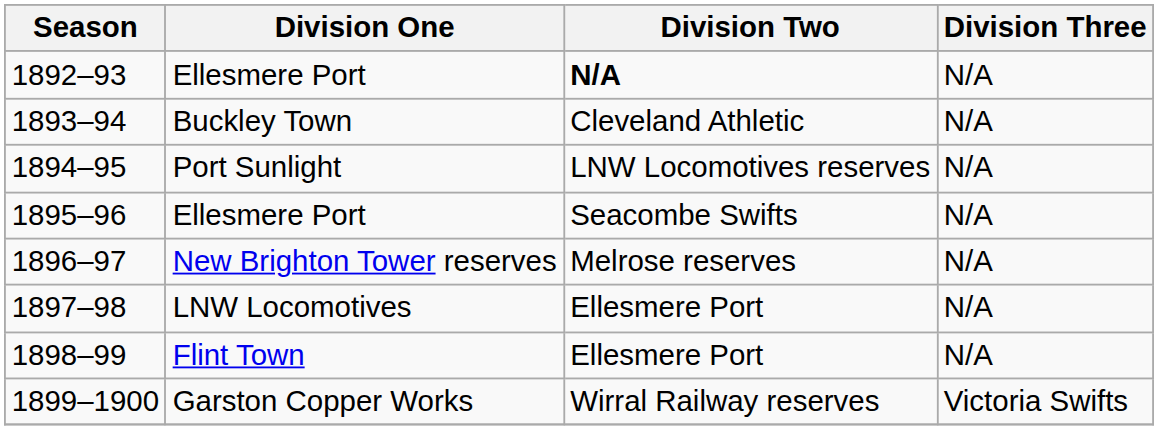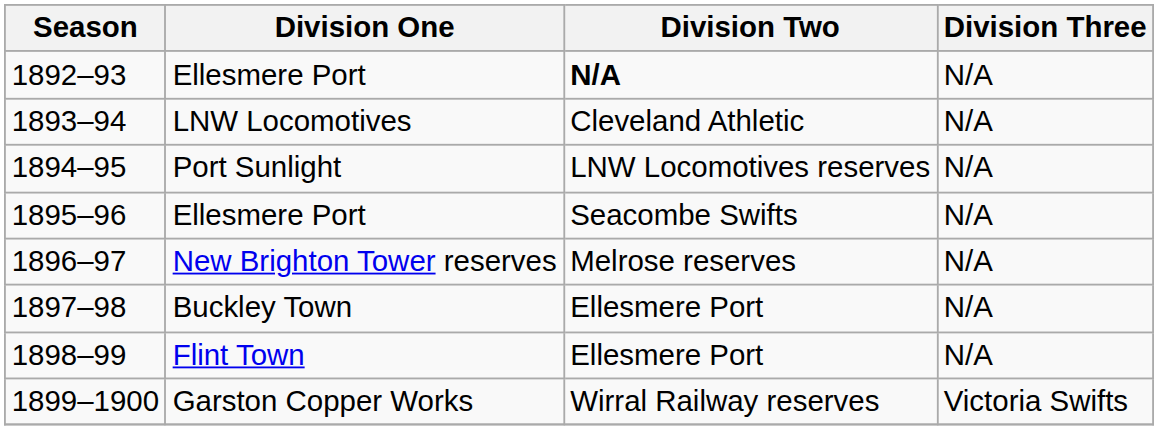(262, 121) Buckley Town -> (292, 121) LNW Locomotives
(292, 307) LNW Locomotives -> (262, 307) Buckley Town
